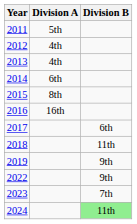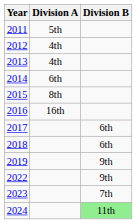(106, 144) 11th -> (106, 144) 6th
